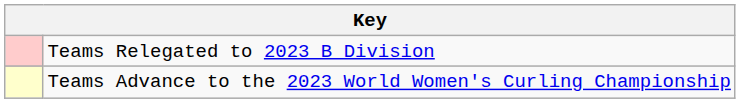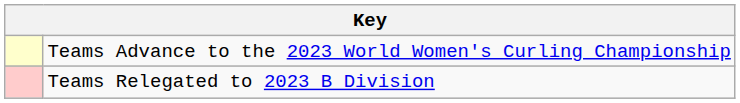rows swapped: (389, 82) <-> (241, 51)
